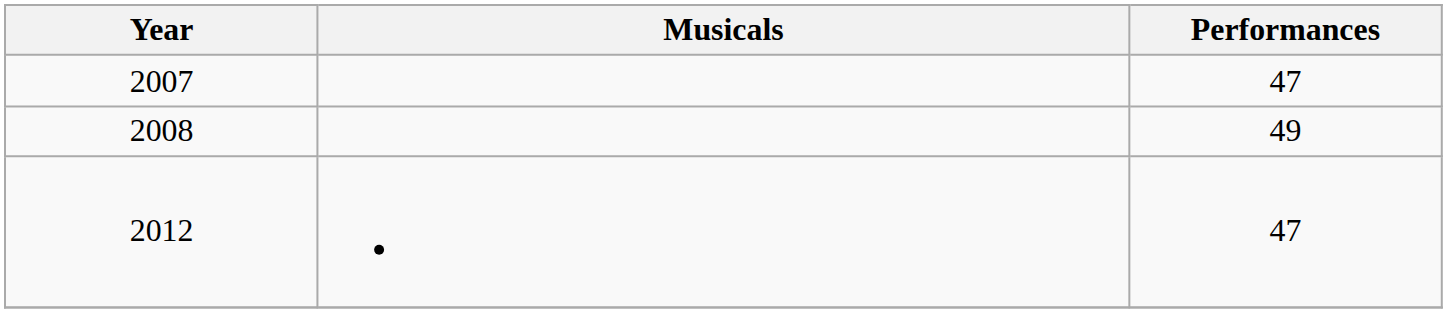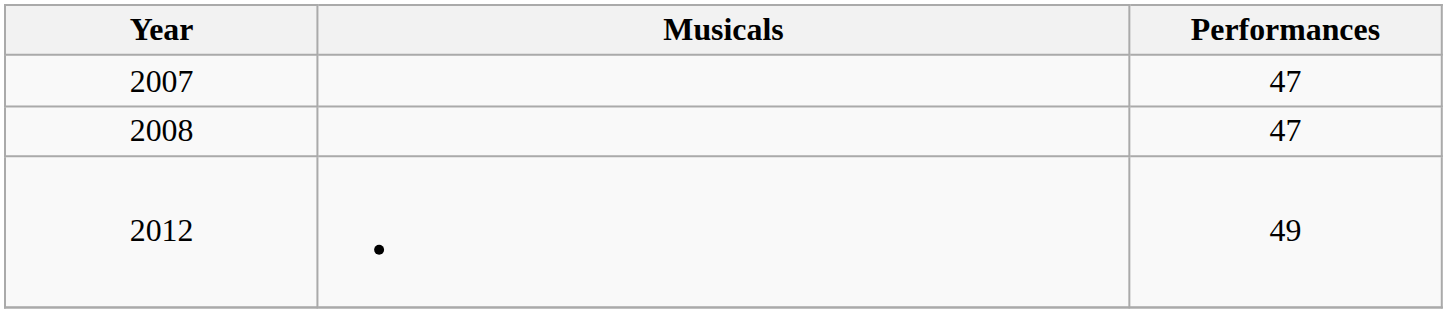(1285, 130) 49 -> (1285, 130) 47
(1285, 230) 47 -> (1285, 230) 49
